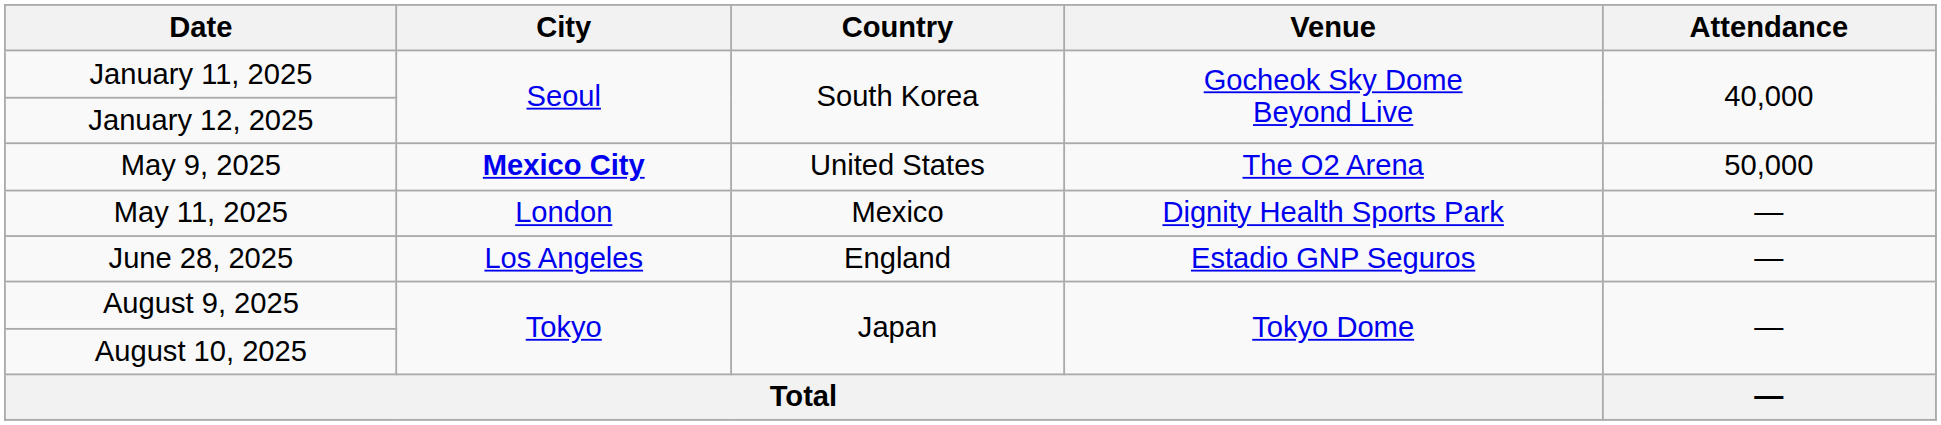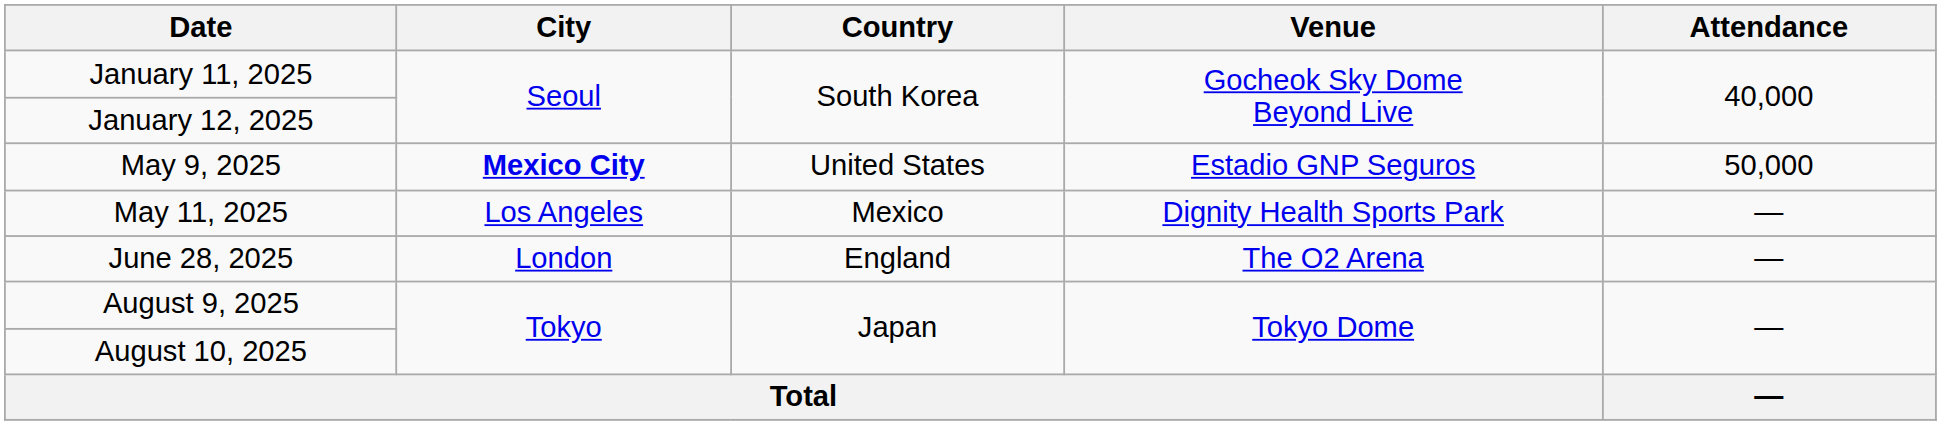(1333, 166) The O2 Arena -> (1333, 166) Estadio GNP Seguros
(564, 212) London -> (564, 212) Los Angeles
(564, 258) Los Angeles -> (564, 258) London
(1333, 258) Estadio GNP Seguros -> (1333, 258) The O2 Arena
